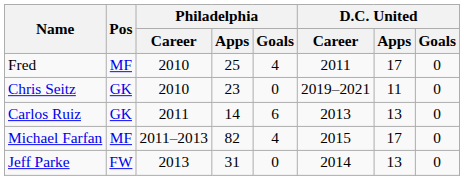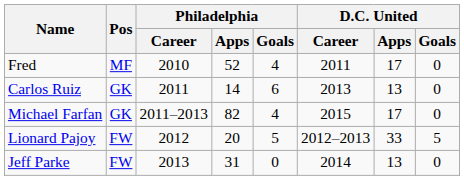(232, 65) 25 -> (232, 65) 52
- row: (42, 89)
(121, 138) MF -> (121, 114) GK
+ row: (52, 138)
